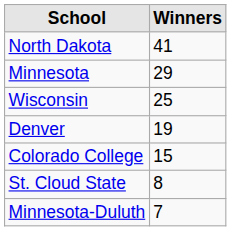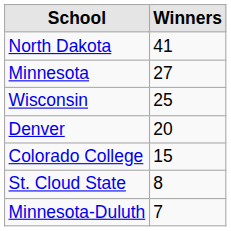(163, 73) 29 -> (163, 73) 27
(163, 128) 19 -> (163, 128) 20
